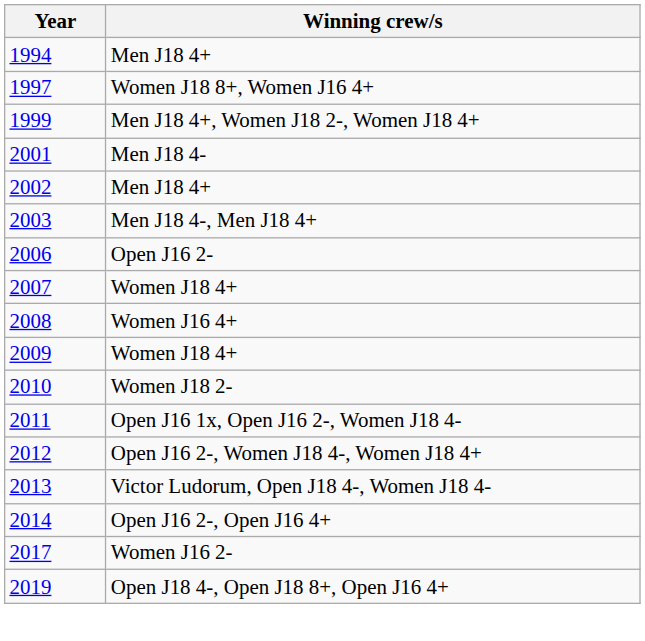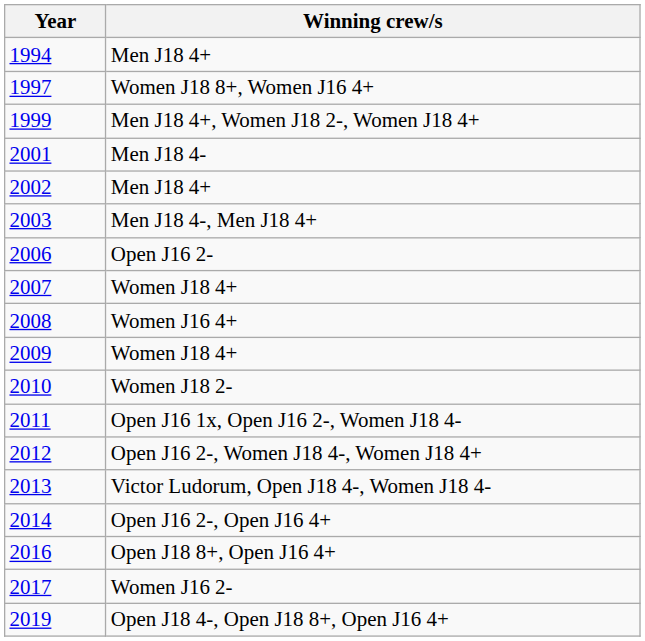+ row: (30, 552)
